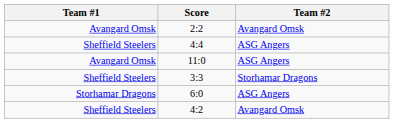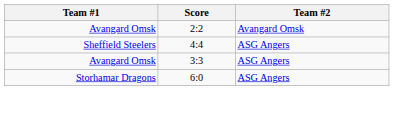- row: (197, 61)
(120, 77) Sheffield Steelers -> (123, 61) Avangard Omsk
(277, 77) Storhamar Dragons -> (264, 61) ASG Angers
- row: (197, 110)
